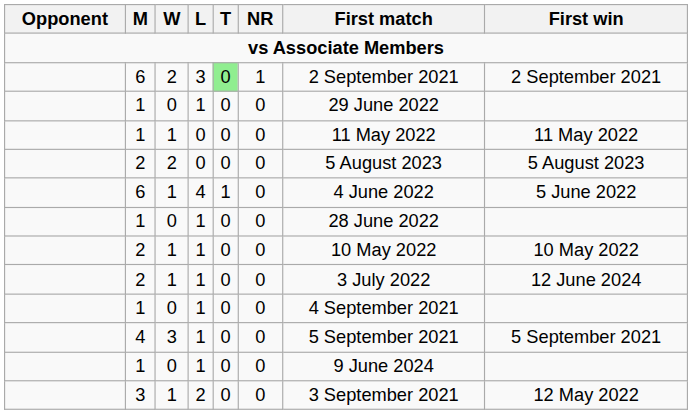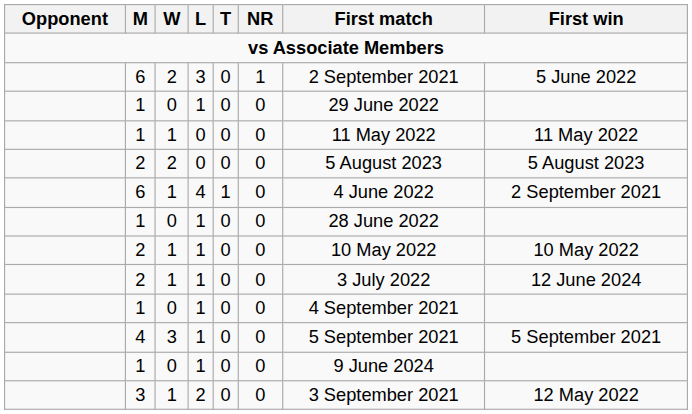(226, 76) lightgreen background -> (226, 76) no background
(586, 76) 2 September 2021 -> (586, 76) 5 June 2022
(586, 192) 5 June 2022 -> (586, 192) 2 September 2021
